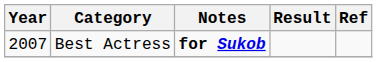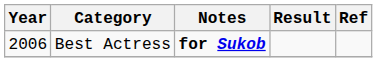(28, 44) 2007 -> (28, 44) 2006
